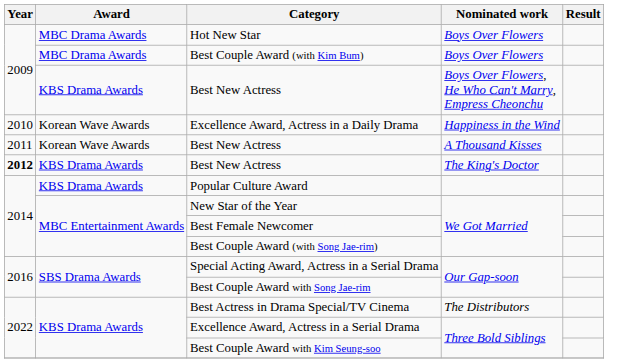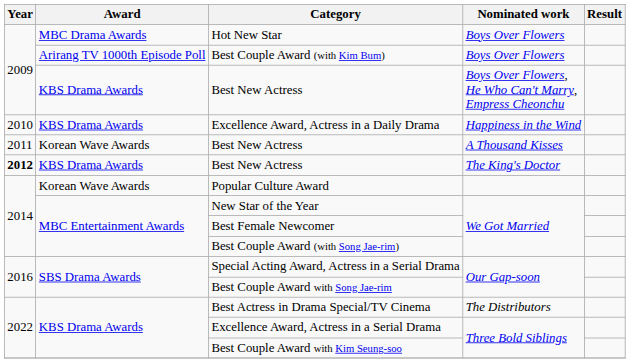(93, 55) MBC Drama Awards -> (122, 55) Arirang TV 1000th Episode Poll
(94, 124) Korean Wave Awards -> (91, 124) KBS Drama Awards
(91, 185) KBS Drama Awards -> (94, 185) Korean Wave Awards
